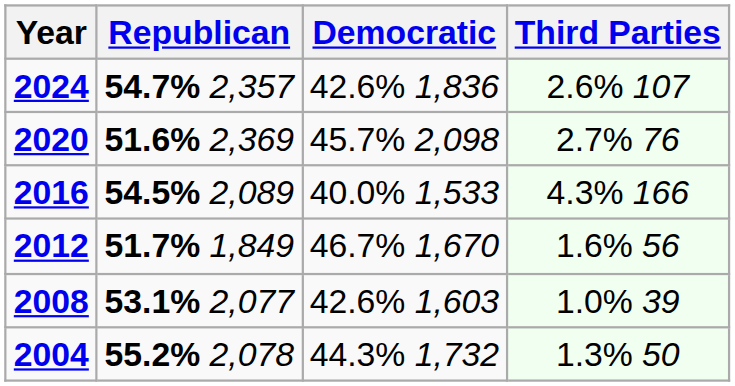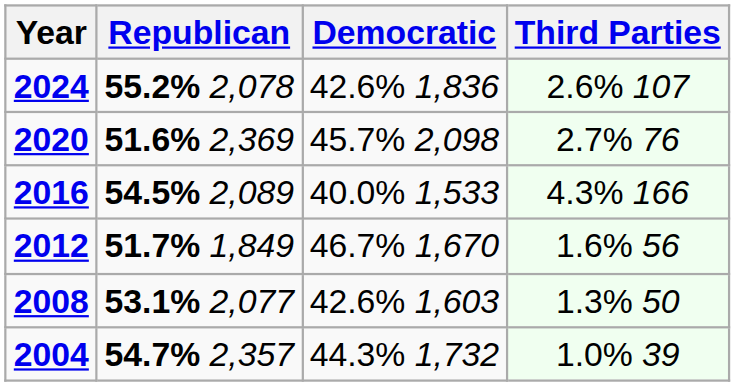(199, 86) 54.7% 2,357 -> (199, 86) 55.2% 2,078
(618, 300) 1.0% 39 -> (618, 300) 1.3% 50
(199, 353) 55.2% 2,078 -> (199, 353) 54.7% 2,357
(618, 353) 1.3% 50 -> (618, 353) 1.0% 39
